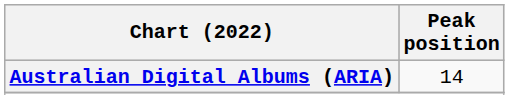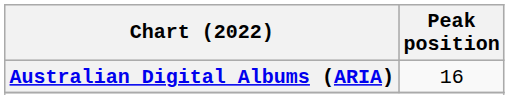(452, 77) 14 -> (452, 77) 16
